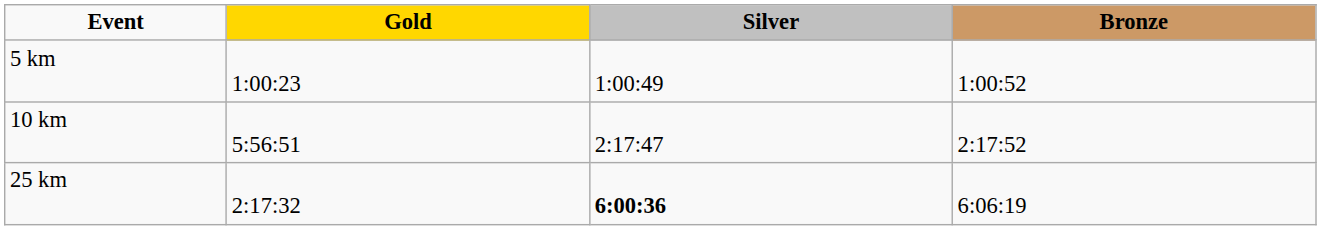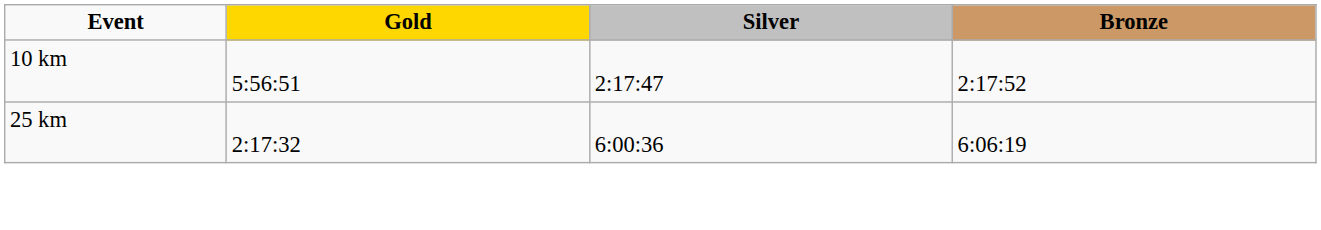- row: (33, 58)
(630, 205) bold -> (629, 144) normal
